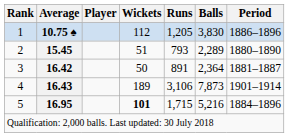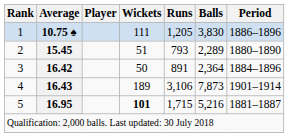(142, 31) 112 -> (142, 31) 111
(255, 68) 1881–1887 -> (255, 68) 1884–1896
(255, 104) 1884–1896 -> (255, 104) 1881–1887
